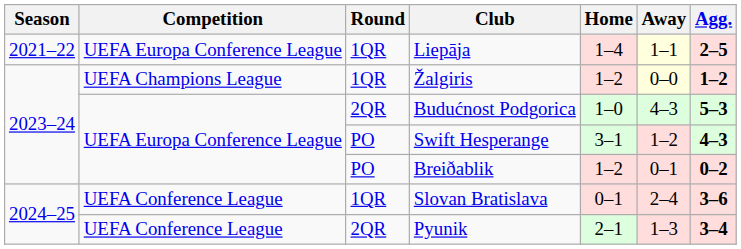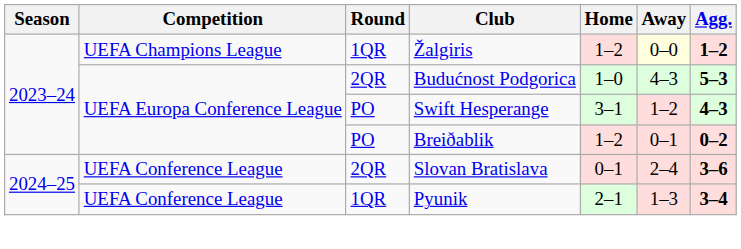- row: (442, 49)
(368, 199) 1QR -> (368, 169) 2QR
(368, 229) 2QR -> (368, 199) 1QR
